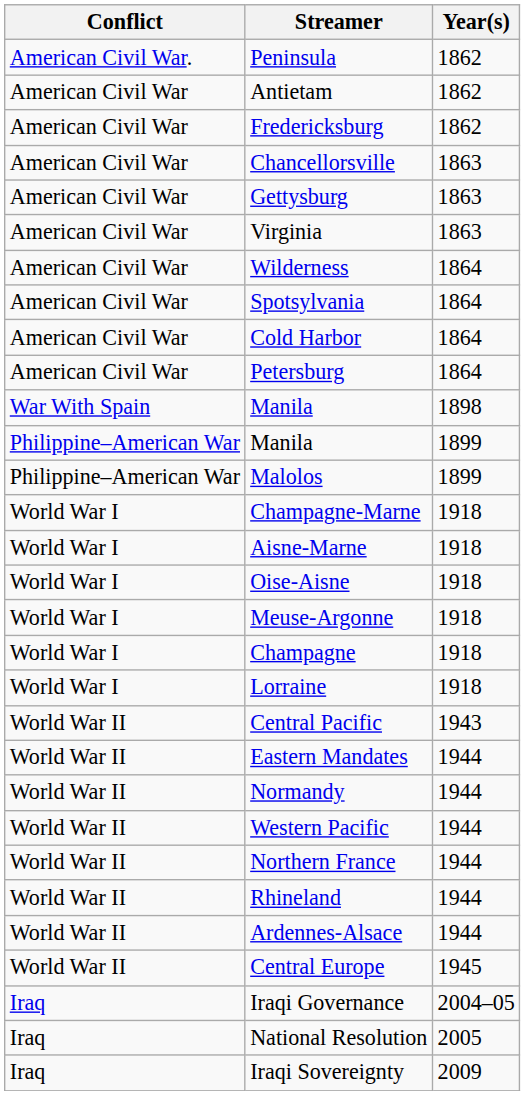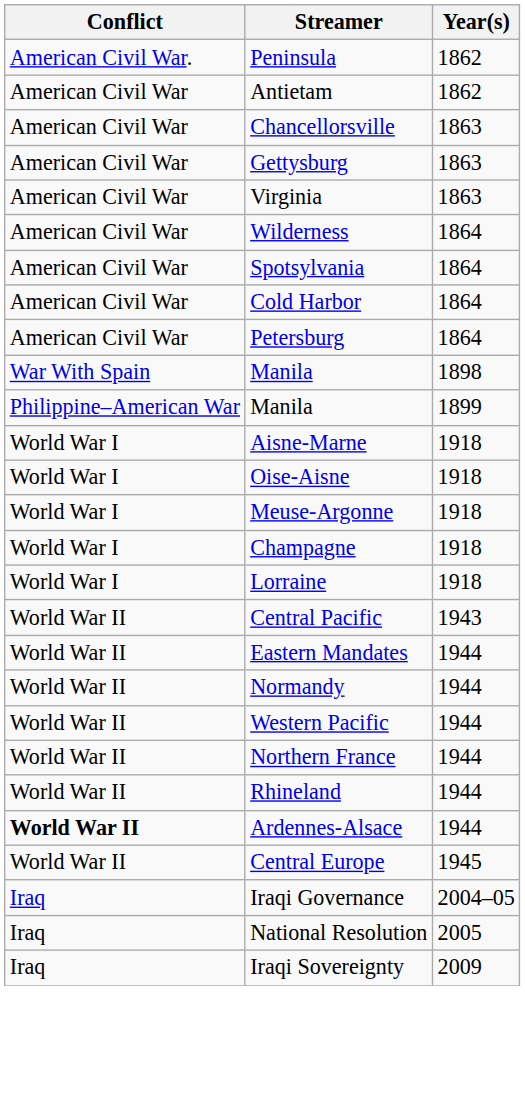- row: (317, 127)
- row: (286, 477)
- row: (335, 512)
(68, 932) normal -> (74, 827) bold
